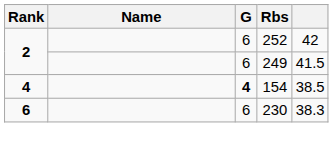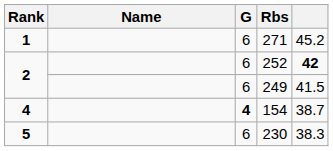+ row: (275, 40)
(310, 40) normal -> (310, 63) bold
(310, 87) 38.5 -> (310, 110) 38.7
(26, 110) 6 -> (26, 134) 5
